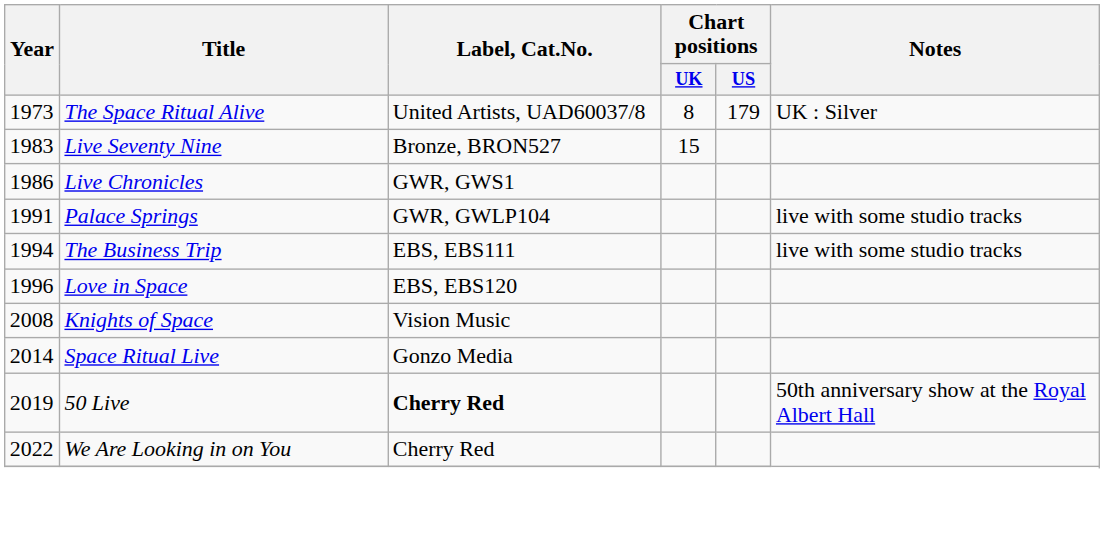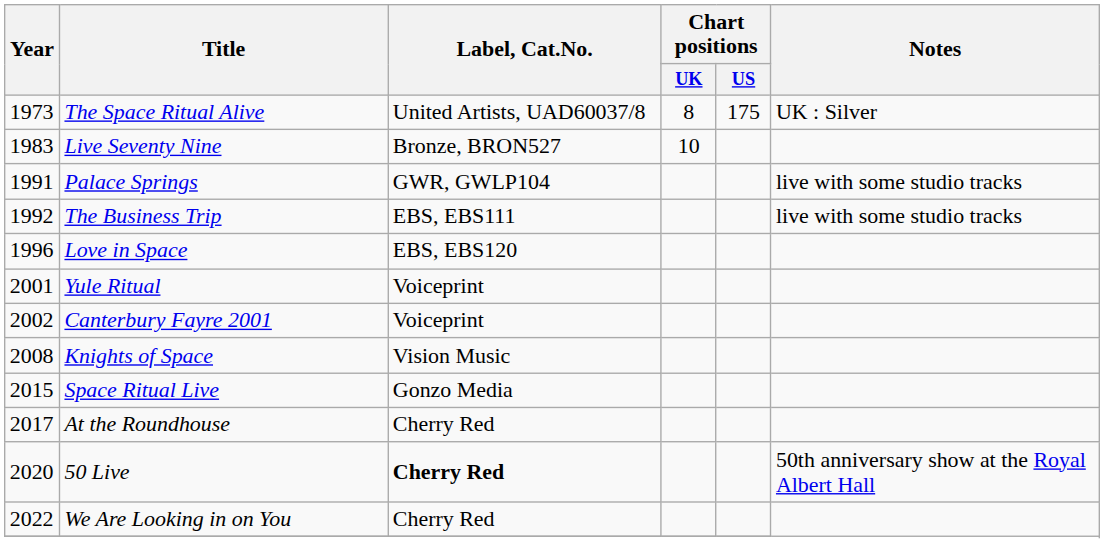(744, 111) 179 -> (744, 111) 175
(689, 146) 15 -> (689, 146) 10
- row: (134, 181)
(32, 250) 1994 -> (32, 216) 1992
+ row: (112, 285)
+ row: (168, 320)
(32, 355) 2014 -> (32, 389) 2015
+ row: (147, 424)
(32, 402) 2019 -> (32, 471) 2020
